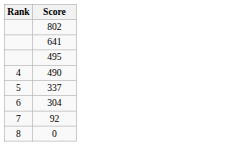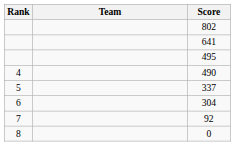+ column: (110, 12)
